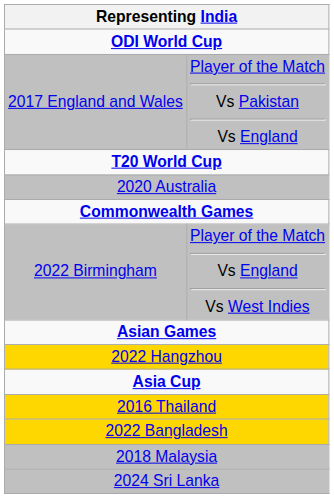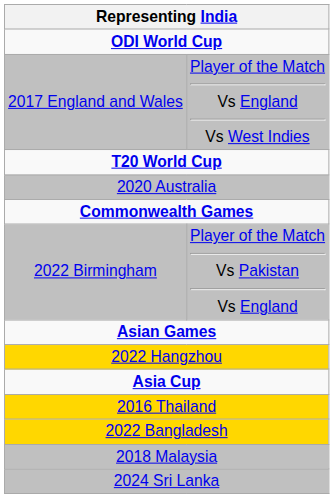(258, 101) Player of the Match Vs Pakistan Vs England -> (258, 101) Player of the Match Vs England Vs West Indies
(258, 271) Player of the Match Vs England Vs West Indies -> (258, 271) Player of the Match Vs Pakistan Vs England
